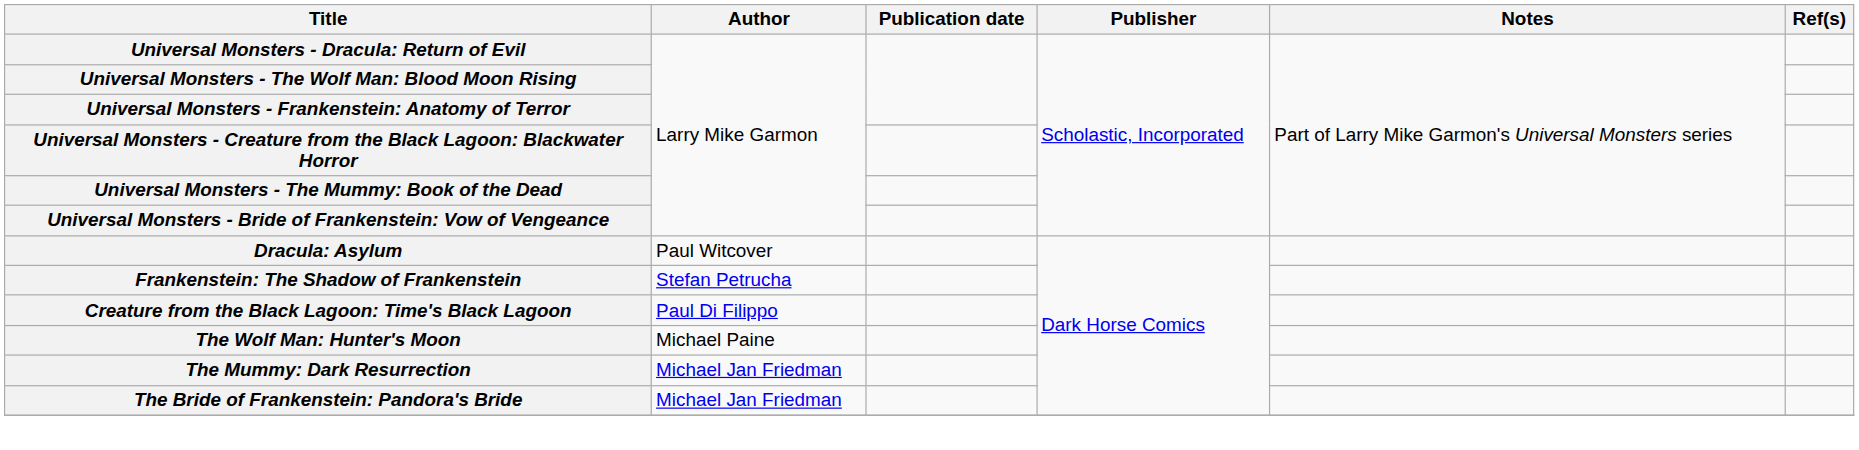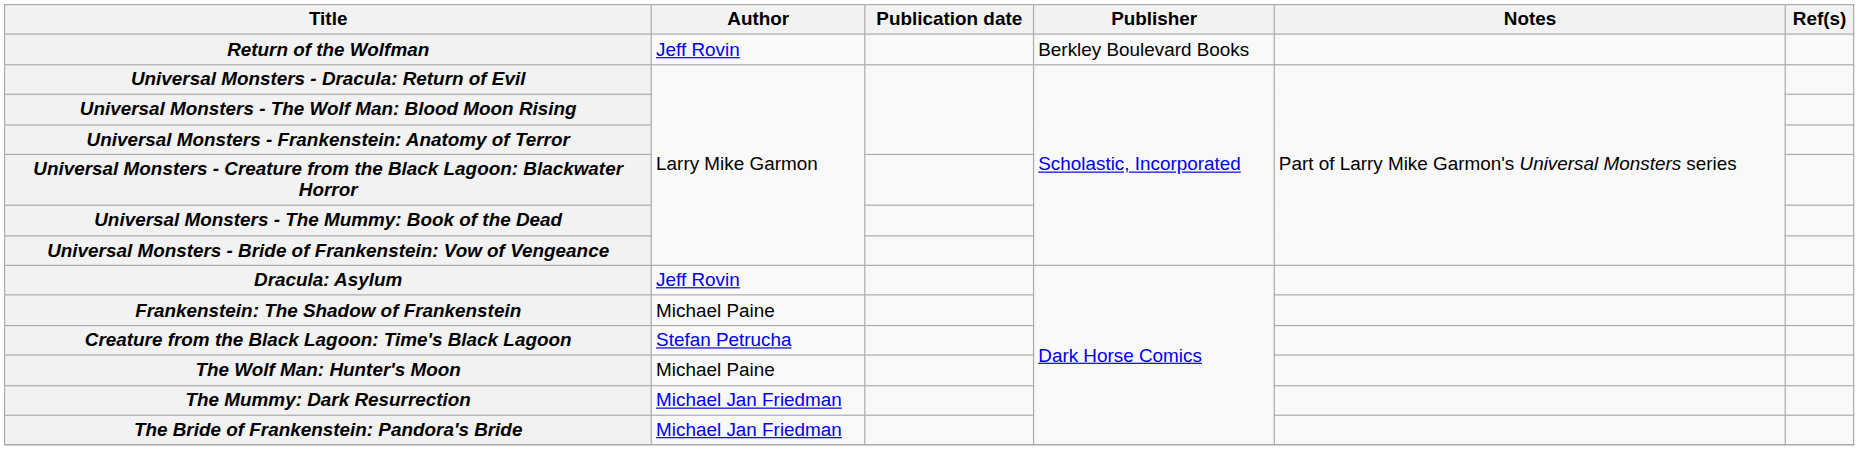+ row: (328, 49)
(714, 250) Paul Witcover -> (698, 280) Jeff Rovin
(724, 280) Stefan Petrucha -> (715, 310) Michael Paine
(717, 310) Paul Di Filippo -> (724, 340) Stefan Petrucha
